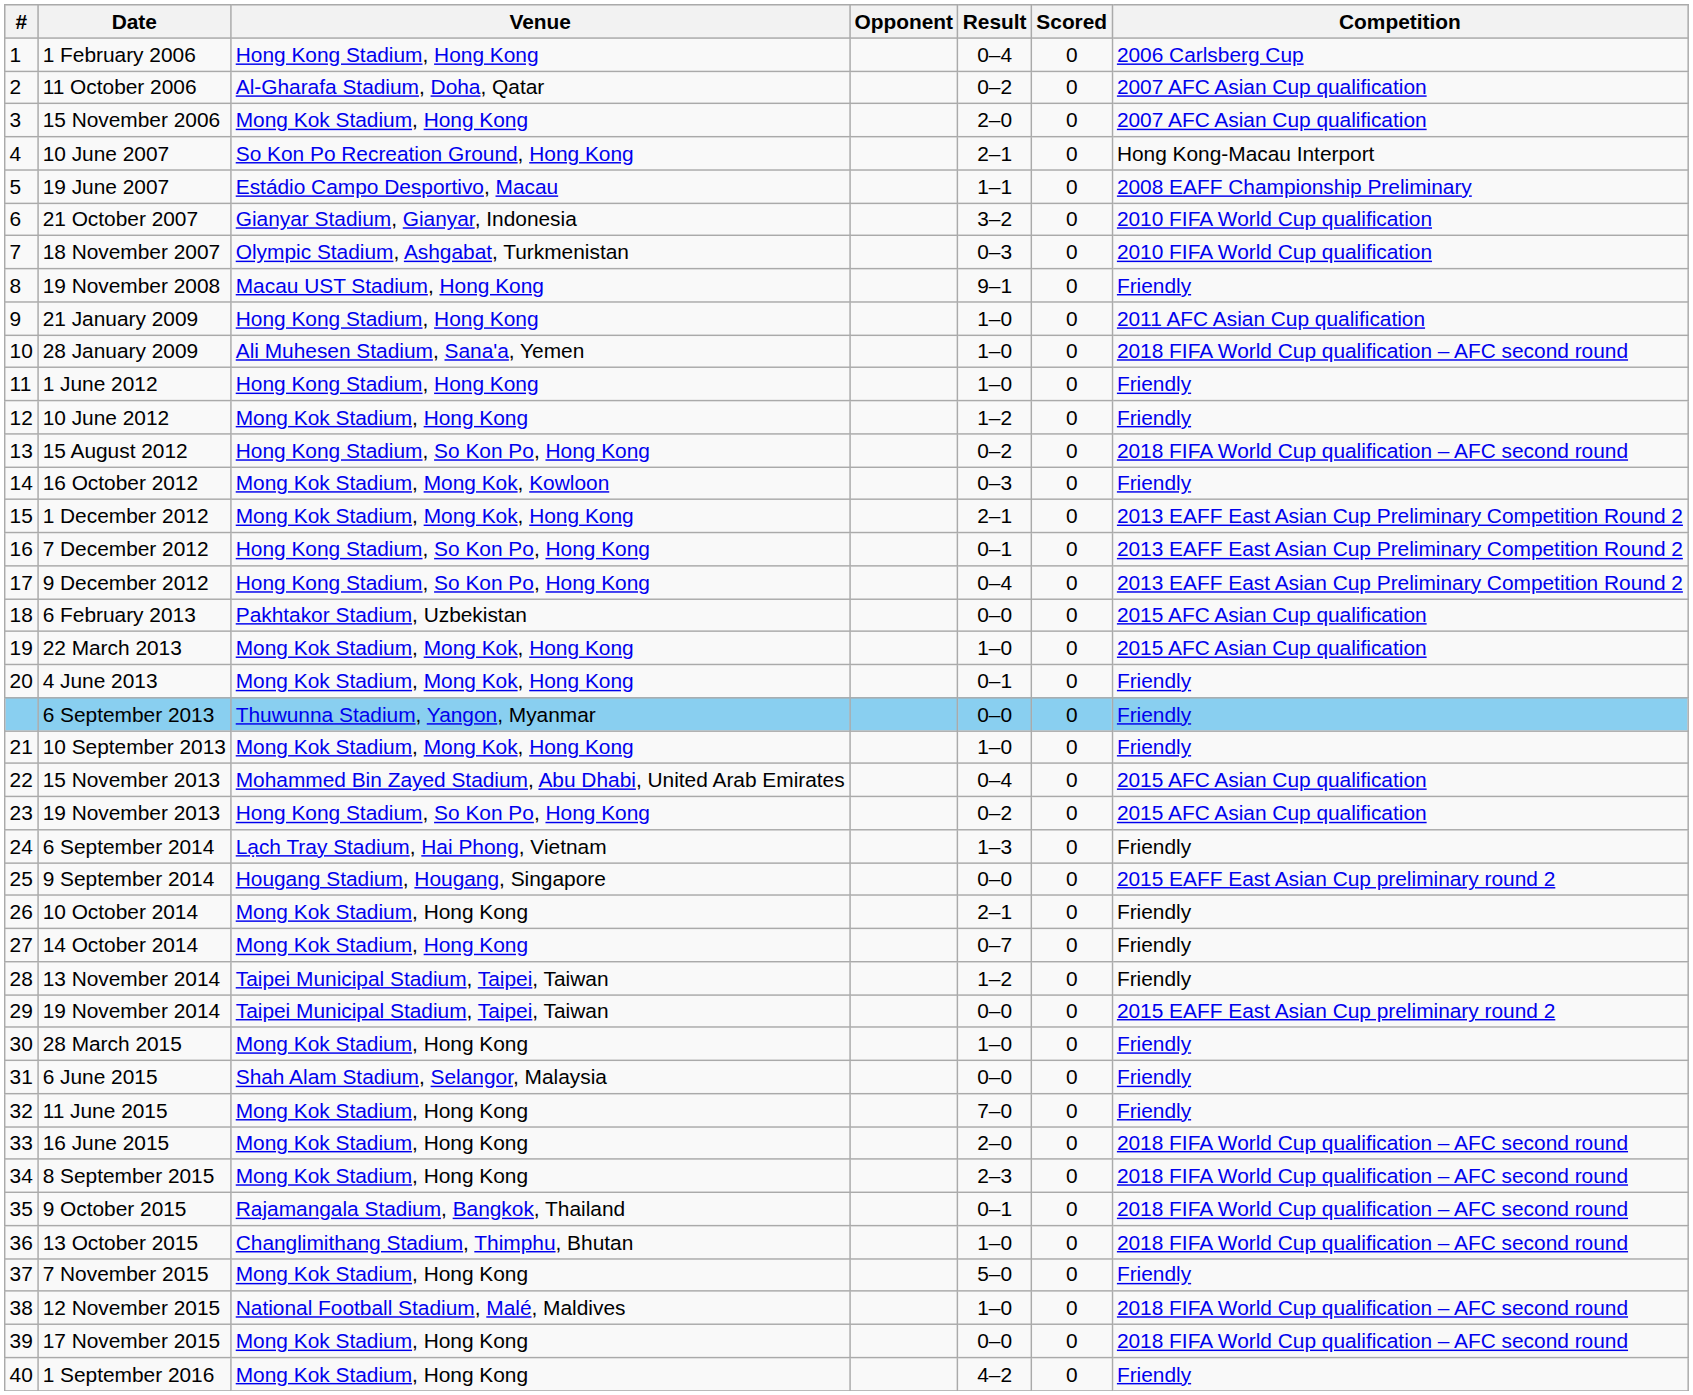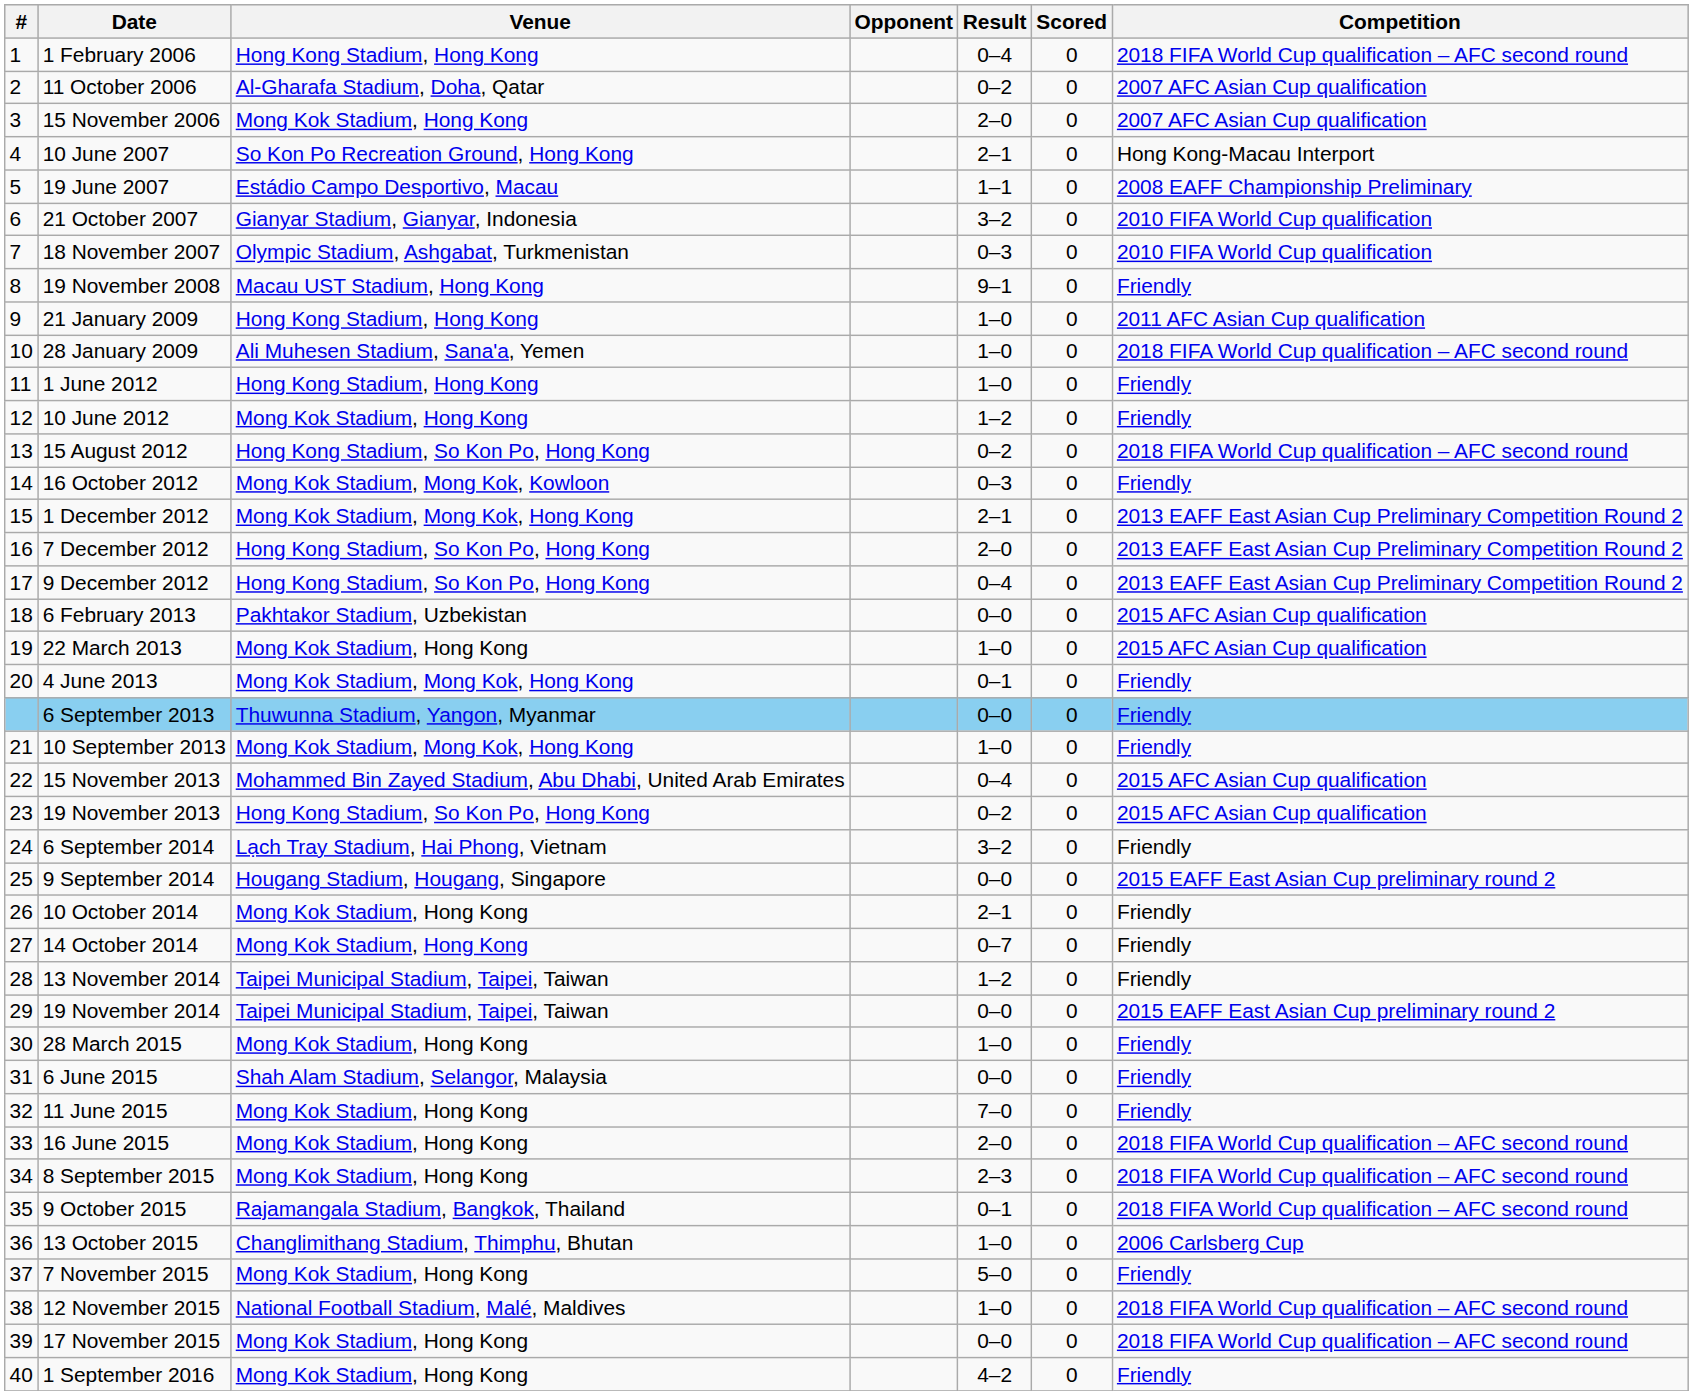(1210, 55) 2006 Carlsberg Cup -> (1372, 55) 2018 FIFA World Cup qualification – AFC second round
(995, 549) 0–1 -> (995, 549) 2–0
(435, 648) Mong Kok Stadium, Mong Kok, Hong Kong -> (382, 648) Mong Kok Stadium, Hong Kong
(995, 846) 1–3 -> (995, 846) 3–2
(1372, 1242) 2018 FIFA World Cup qualification – AFC second round -> (1210, 1242) 2006 Carlsberg Cup
